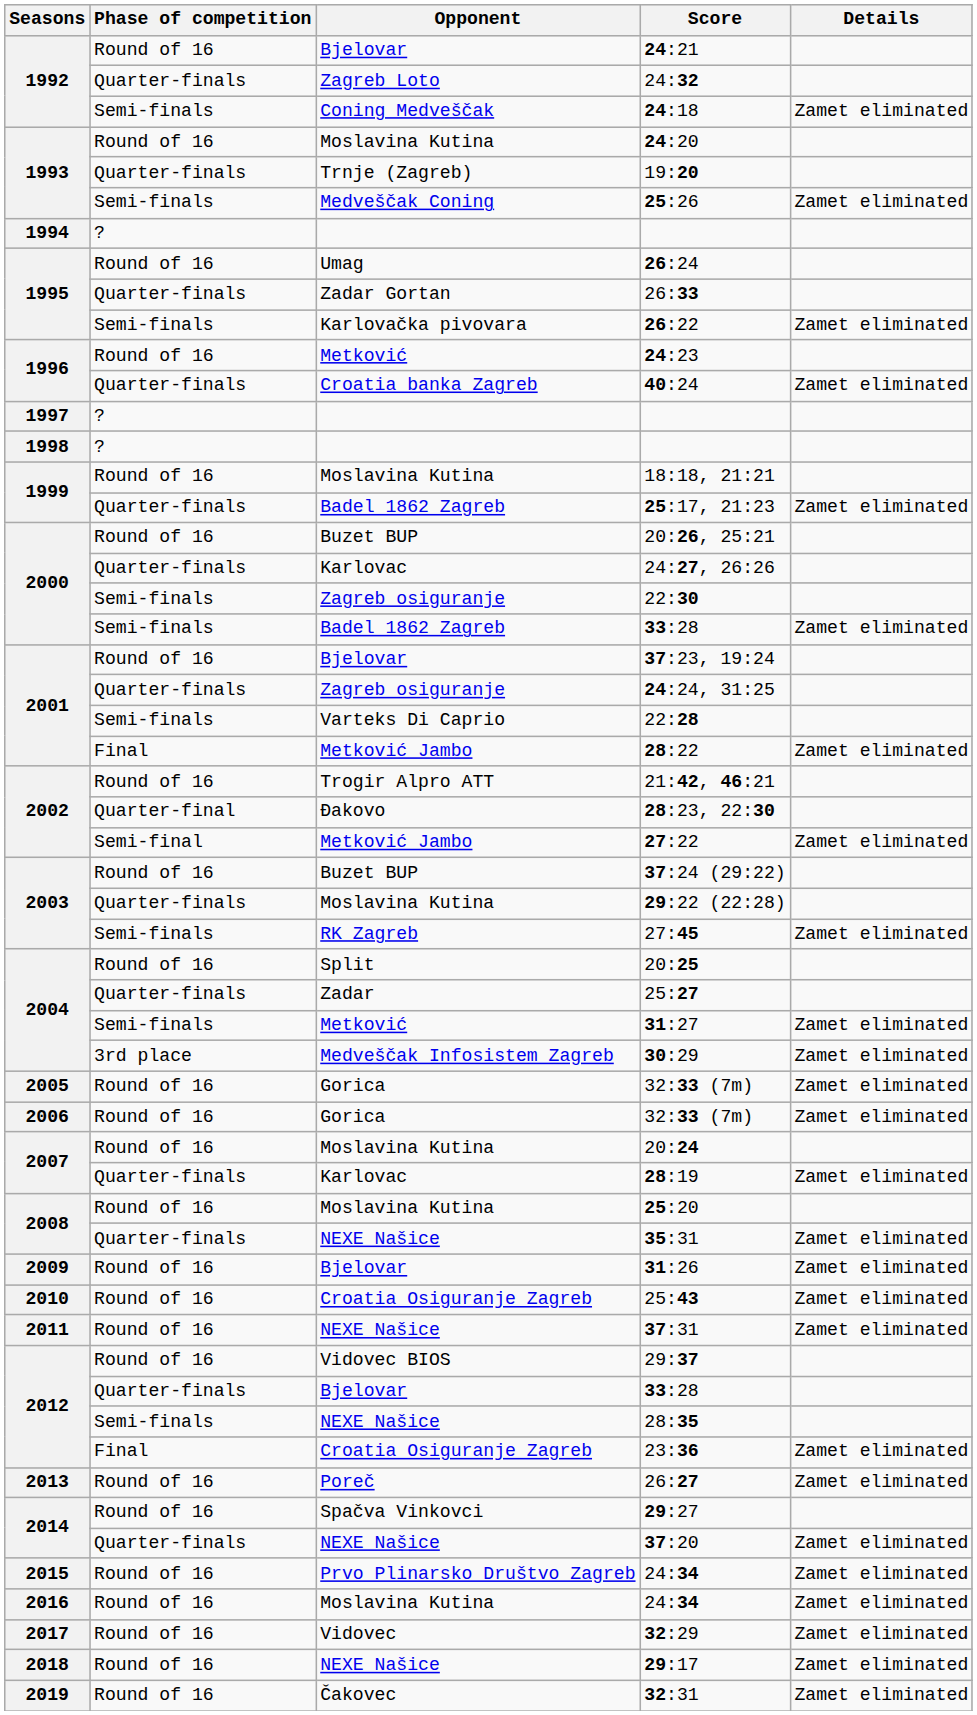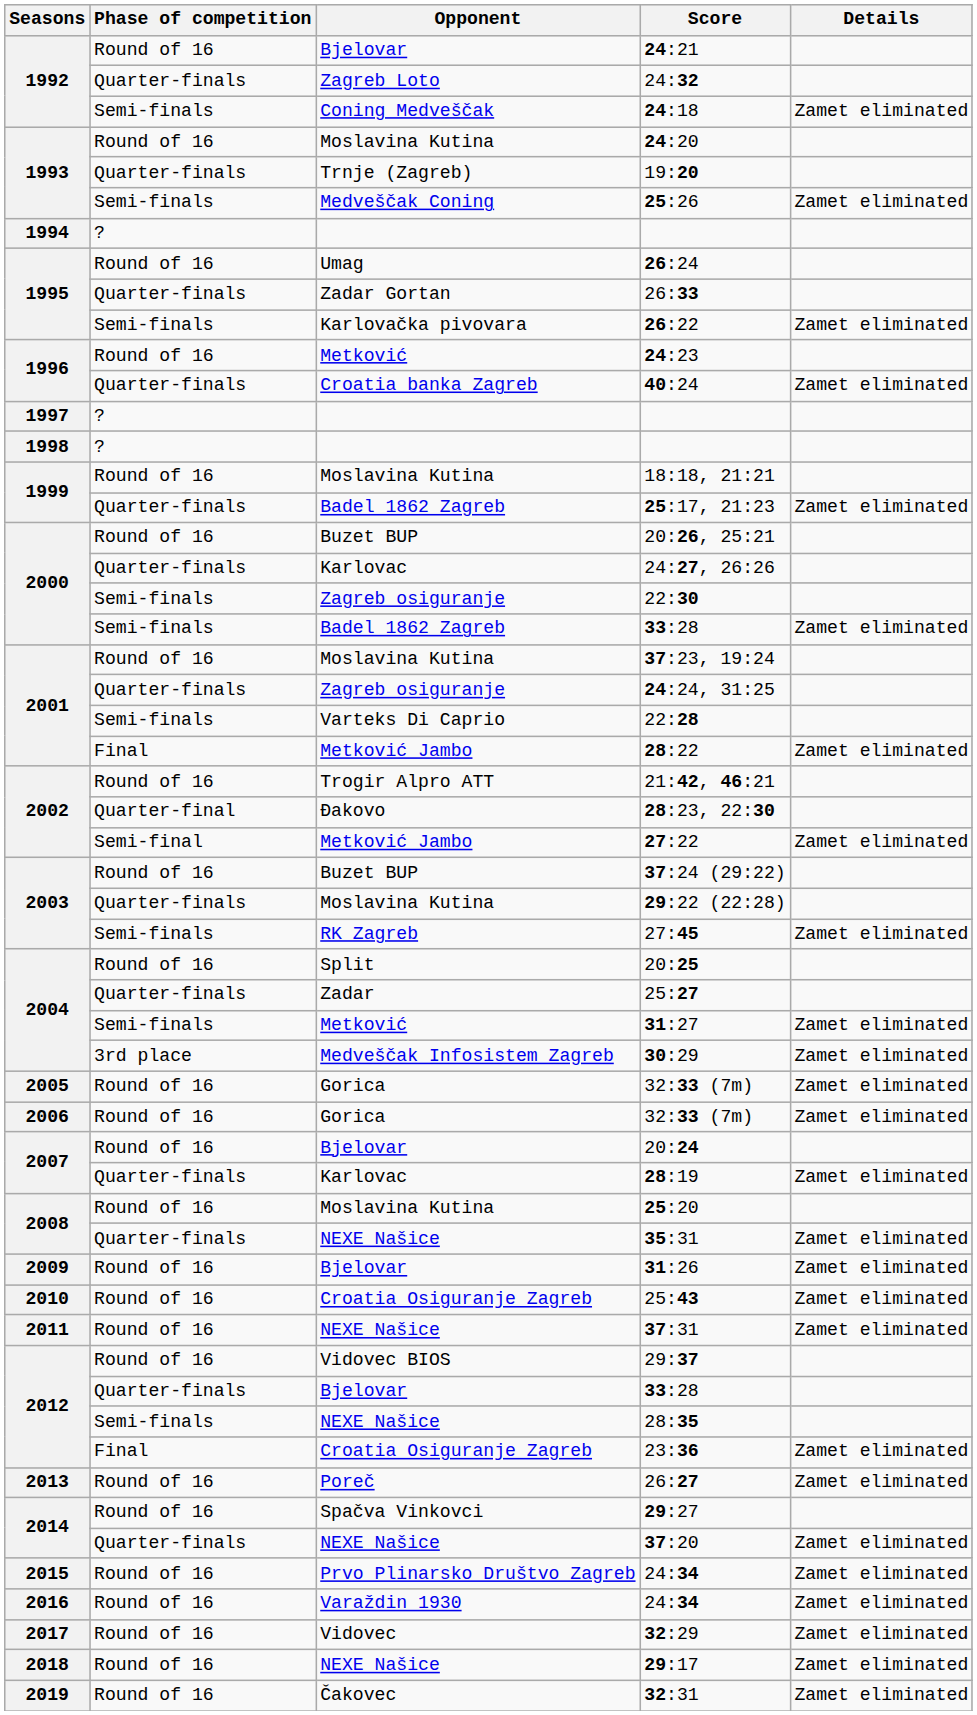(364, 660) Bjelovar -> (407, 660) Moslavina Kutina
(407, 1147) Moslavina Kutina -> (364, 1147) Bjelovar
(407, 1604) Moslavina Kutina -> (391, 1604) Varaždin 1930
